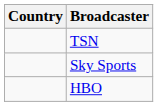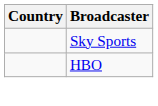- row: (84, 40)
